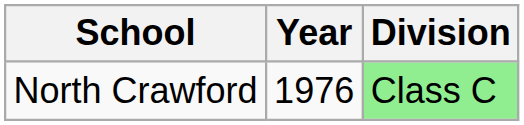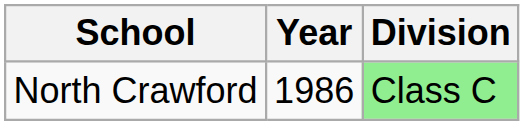(314, 90) 1976 -> (314, 90) 1986
